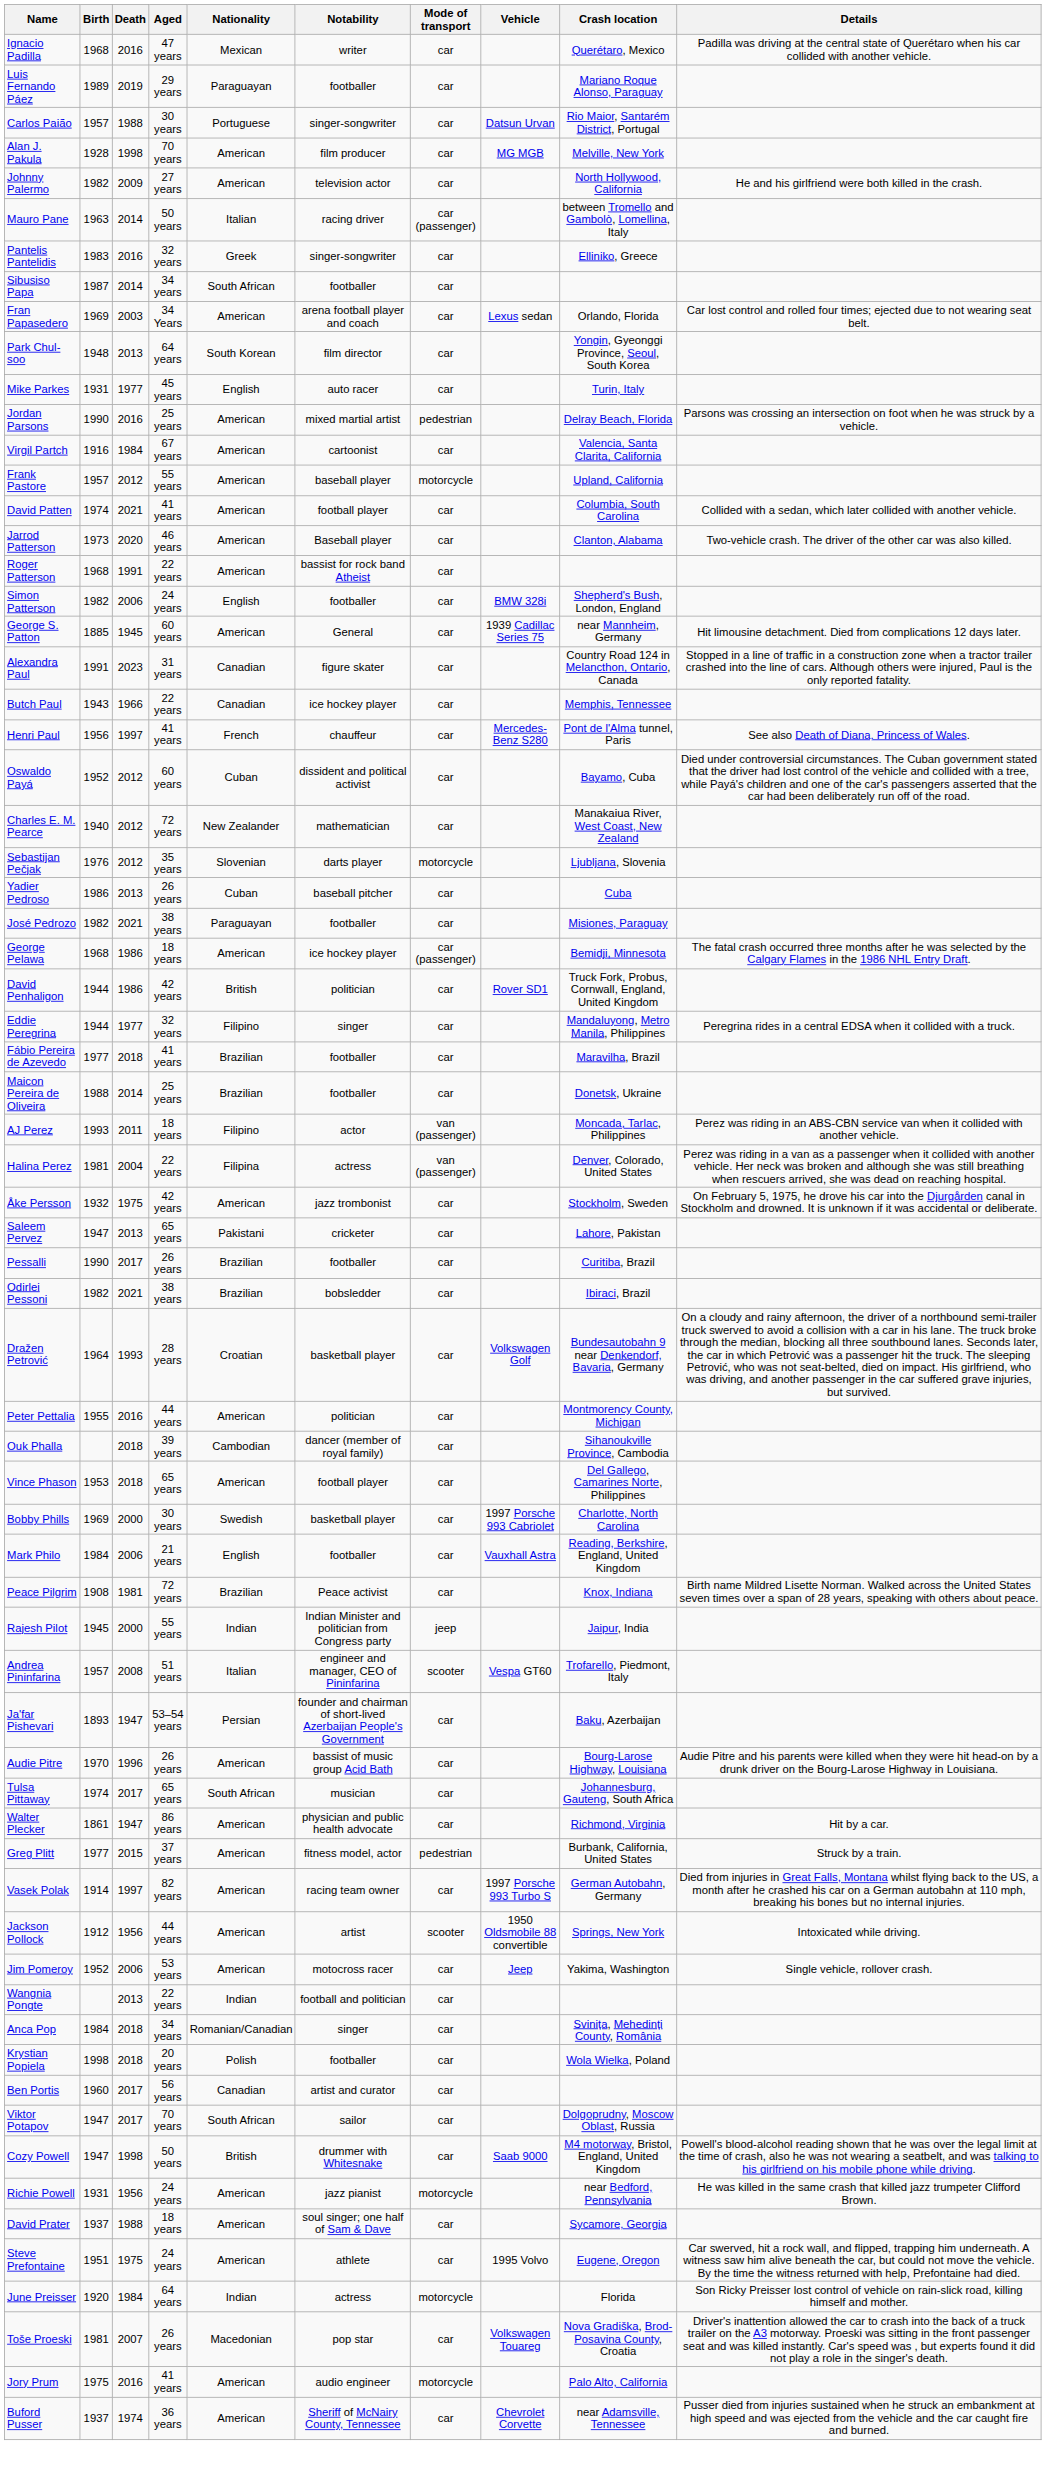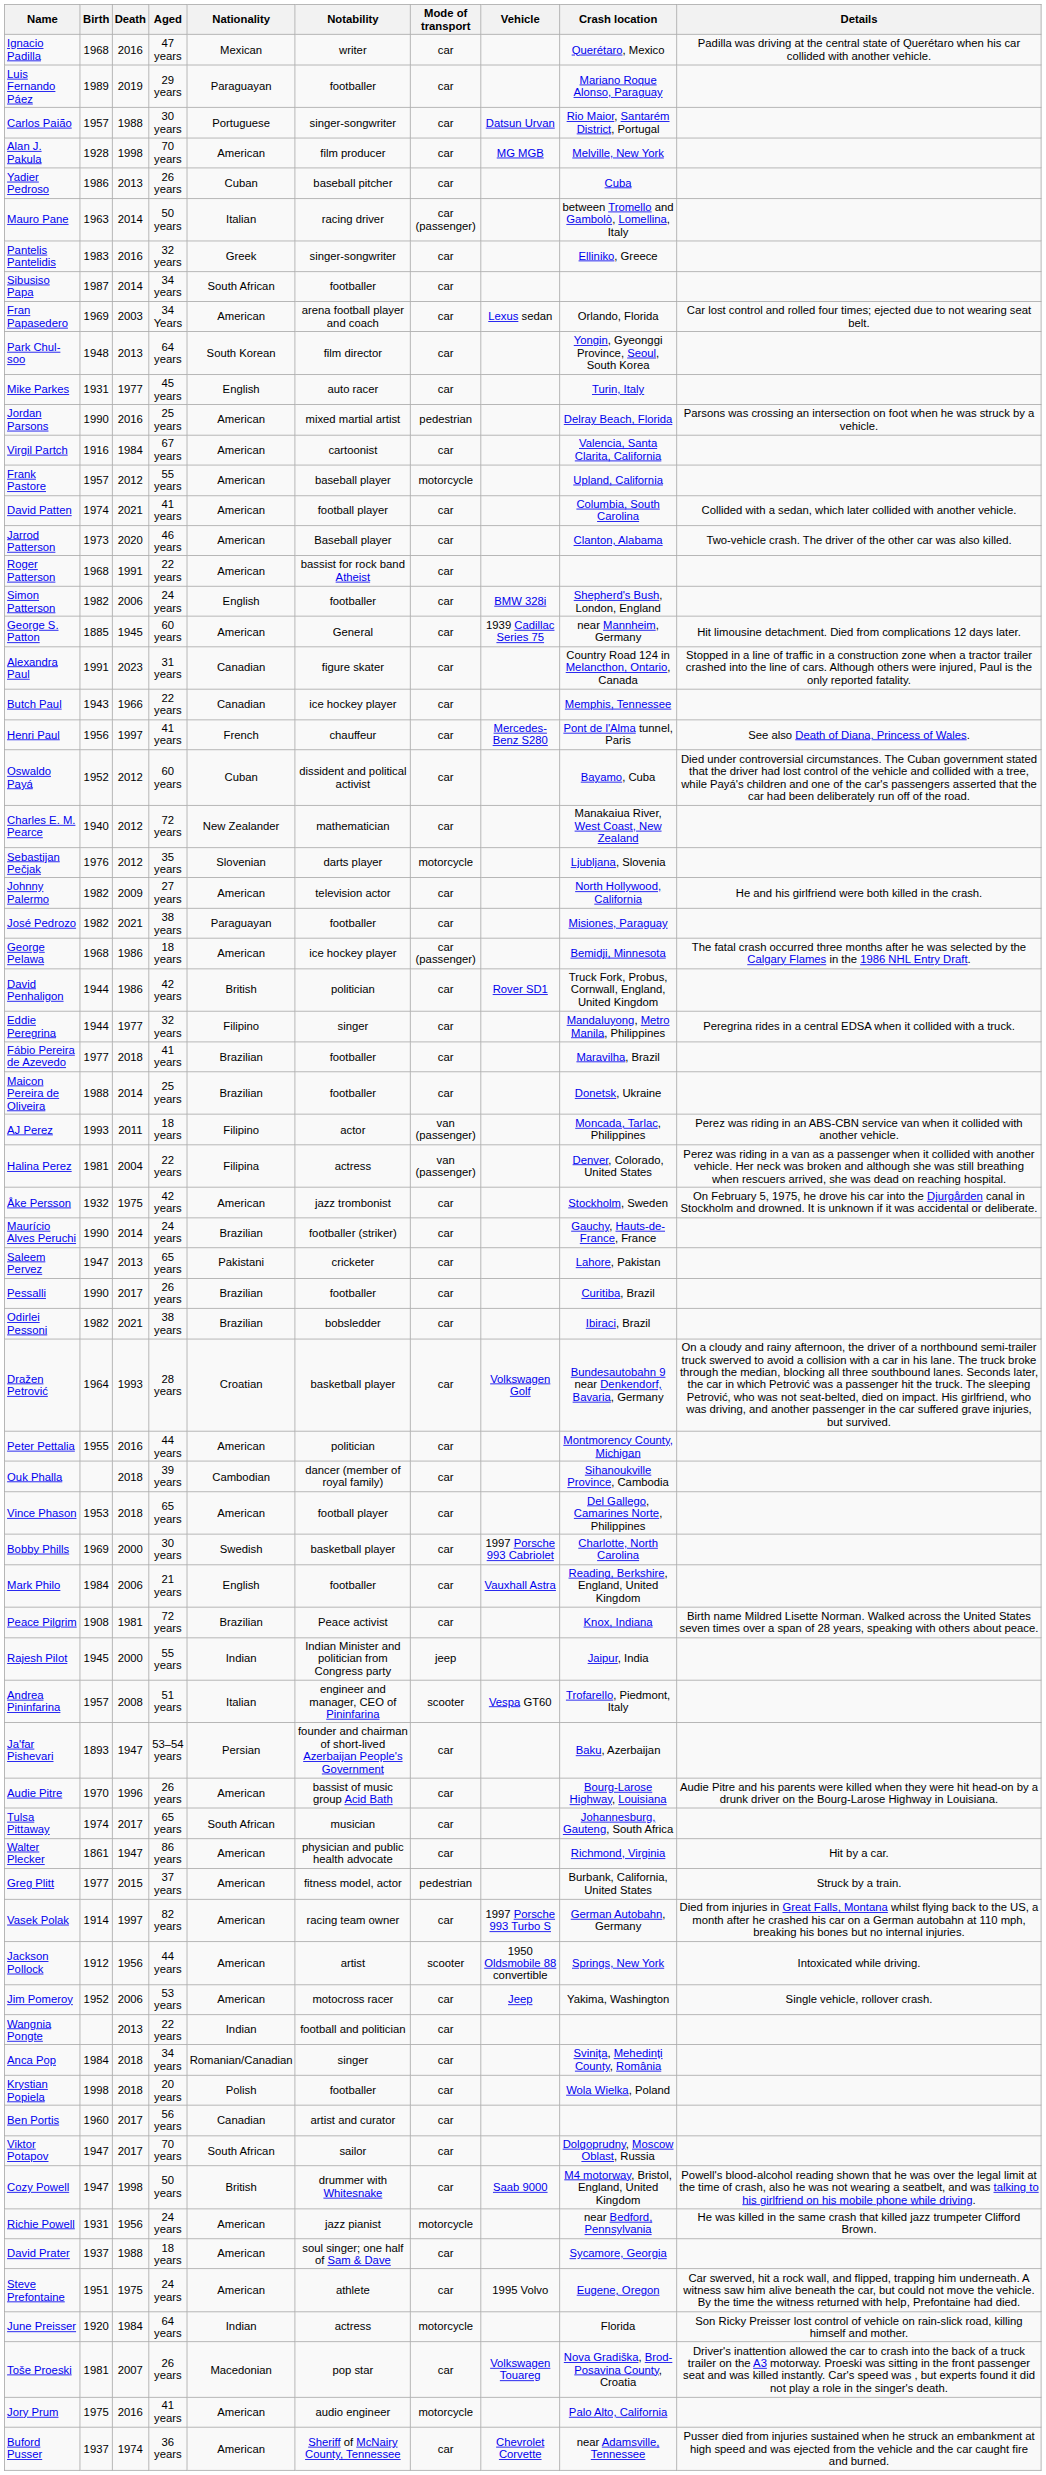rows swapped: (28, 183) <-> (28, 893)
+ row: (42, 1232)
